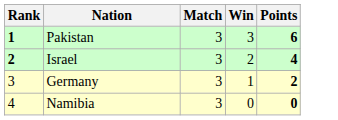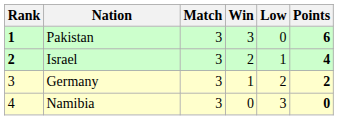+ column: (273, 15)
